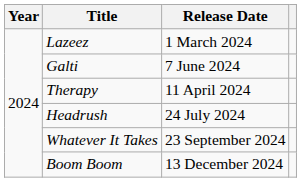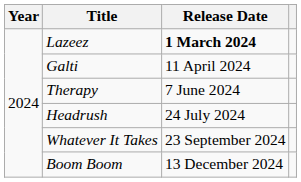(208, 41) normal -> (210, 41) bold
(202, 66) 7 June 2024 -> (208, 66) 11 April 2024
(208, 90) 11 April 2024 -> (202, 90) 7 June 2024
